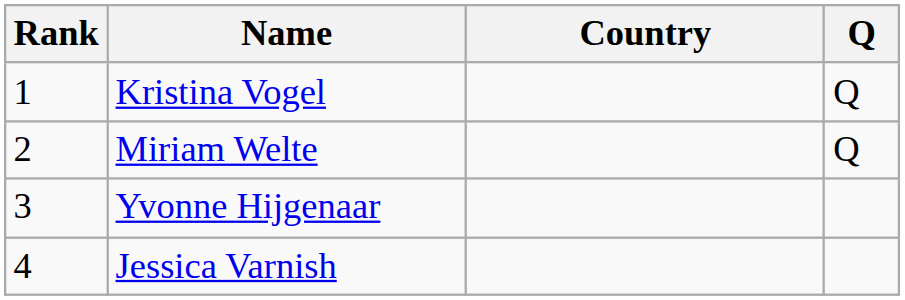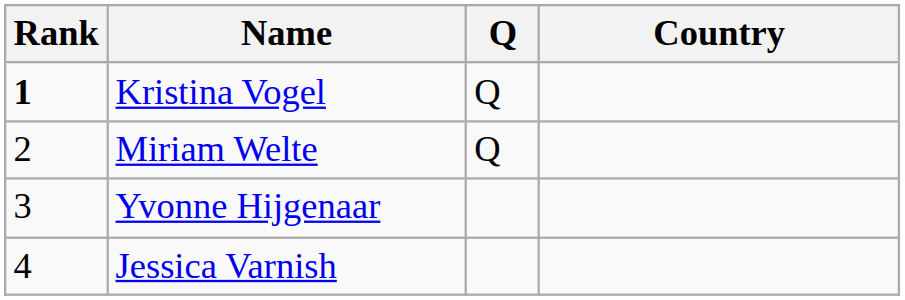columns swapped: (645, 33) <-> (862, 33)
(23, 91) normal -> (23, 91) bold
